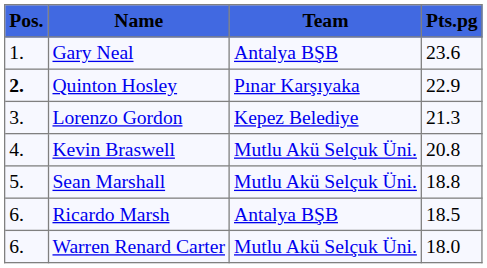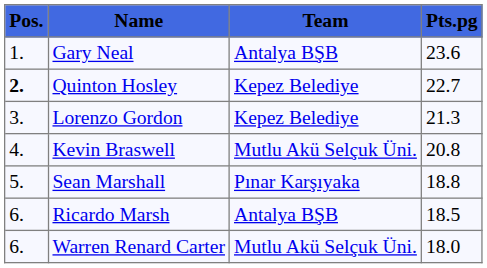(297, 85) Pınar Karşıyaka -> (296, 85) Kepez Belediye
(443, 85) 22.9 -> (443, 85) 22.7
(325, 181) Mutlu Akü Selçuk Üni. -> (297, 181) Pınar Karşıyaka
